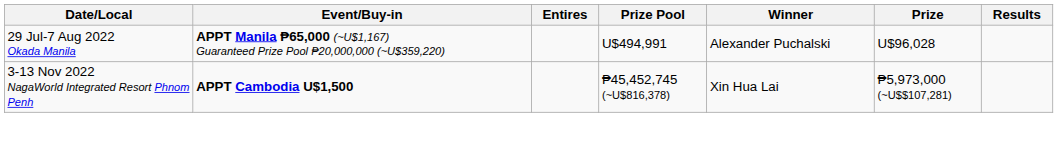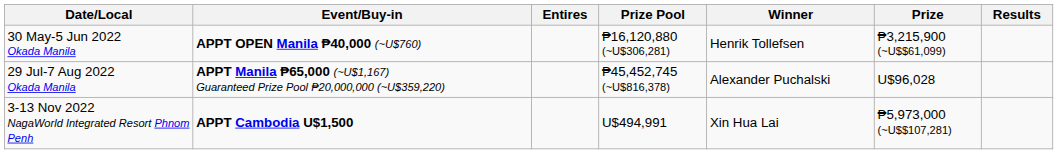+ row: (64, 43)
(634, 43) U$494,991 -> (640, 79) ₱45,452,745 (~U$816,378)
(640, 87) ₱45,452,745 (~U$816,378) -> (634, 123) U$494,991
